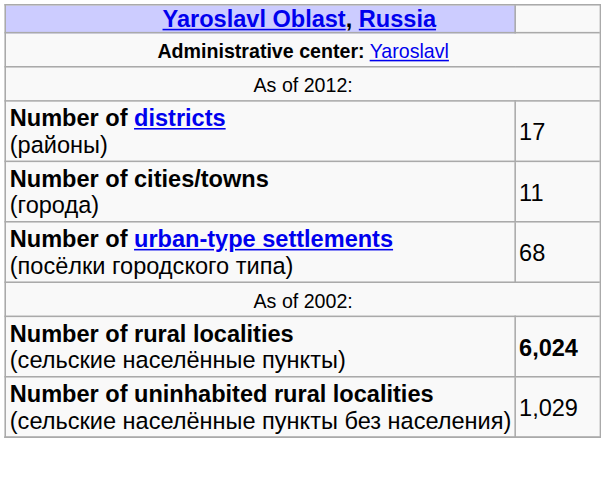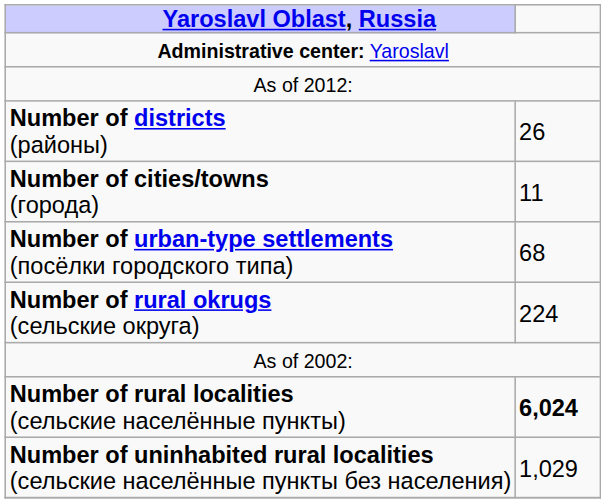(532, 131) 17 -> (532, 131) 26
+ row: (141, 312)
